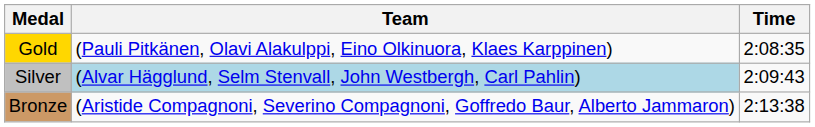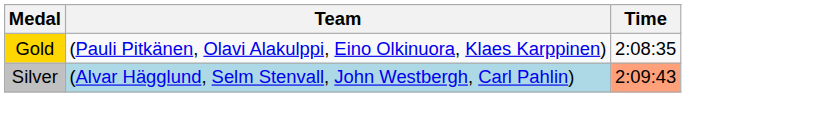(774, 77) no background -> (646, 77) lightsalmon background
- row: (38, 106)
